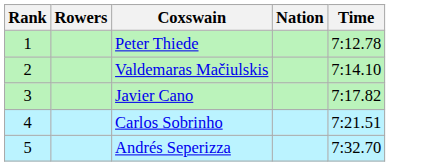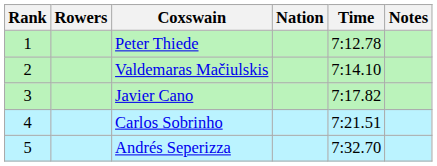+ column: (408, 17)
